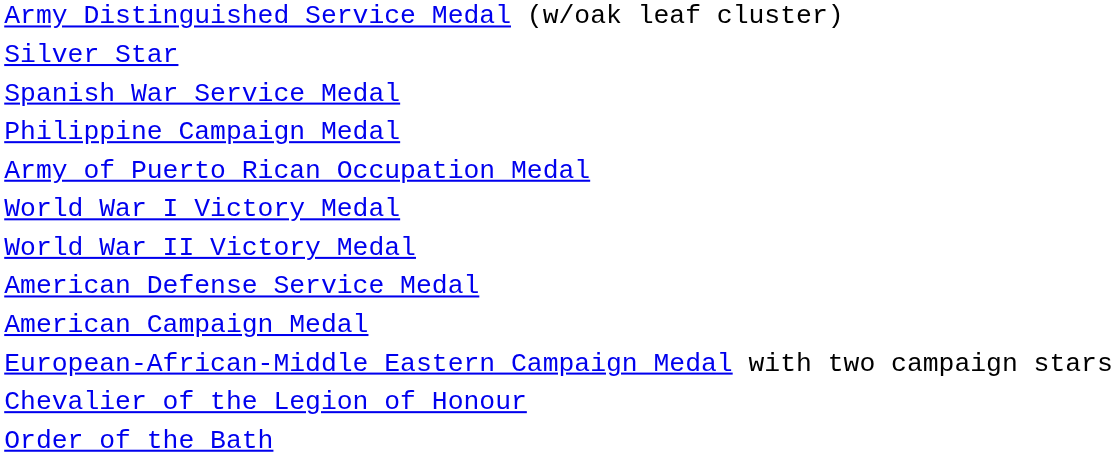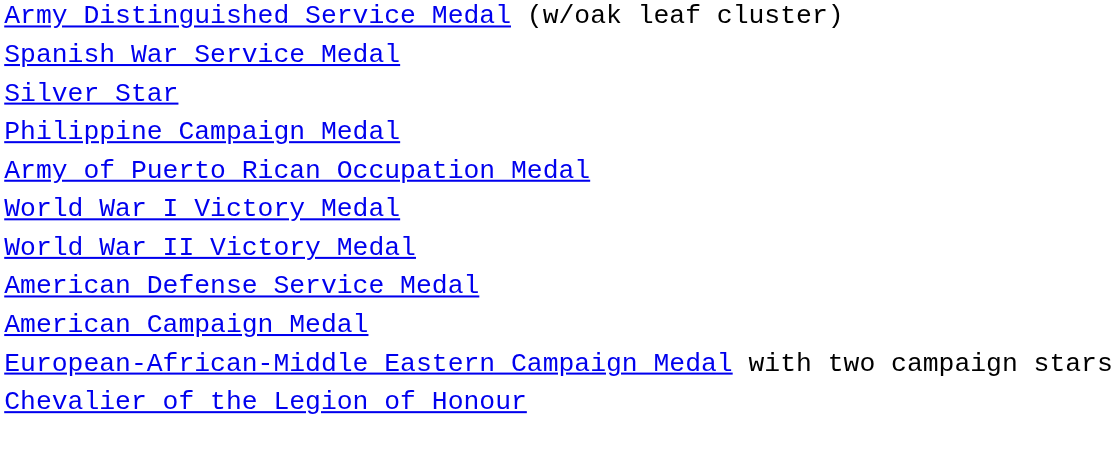rows swapped: (91, 55) <-> (202, 93)
- row: (139, 441)
